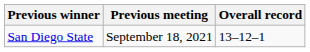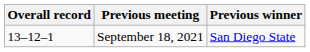columns swapped: (260, 15) <-> (54, 15)
